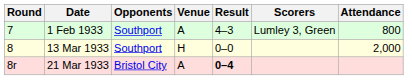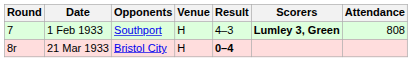(181, 30) A -> (181, 30) H
(295, 30) normal -> (297, 30) bold
(391, 30) 800 -> (396, 30) 808
- row: (78, 48)
(181, 65) A -> (181, 48) H
